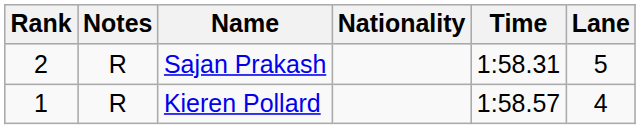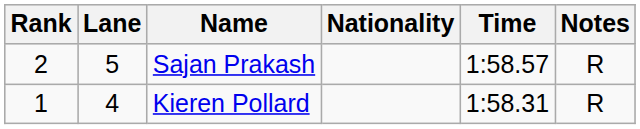columns swapped: (601, 24) <-> (118, 24)
(519, 63) 1:58.31 -> (507, 63) 1:58.57
(519, 103) 1:58.57 -> (507, 103) 1:58.31
